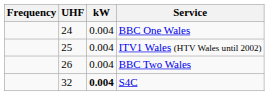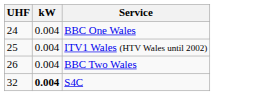- column: (32, 13)
